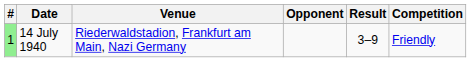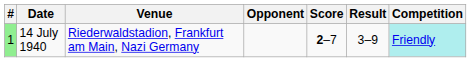+ column: (327, 14)
(414, 40) no background -> (414, 40) paleturquoise background
